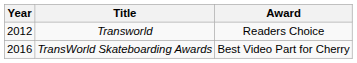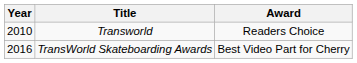(20, 31) 2012 -> (20, 31) 2010
